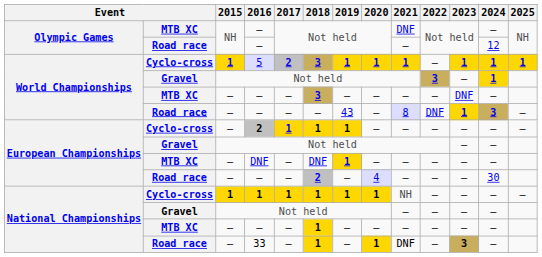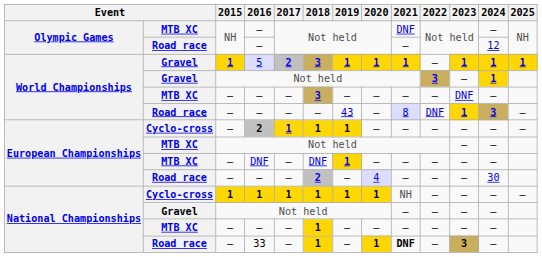(180, 62) Cyclo-cross -> (180, 62) Gravel
(180, 145) Gravel -> (180, 145) MTB XC
(406, 244) normal -> (406, 244) bold
